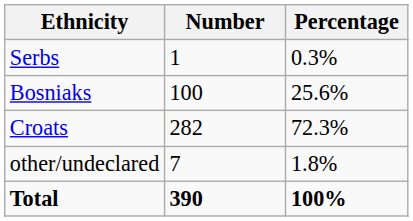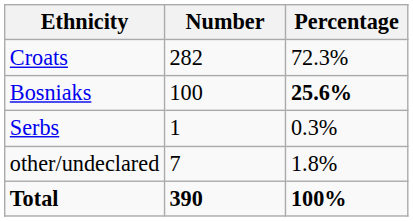rows swapped: (39, 127) <-> (35, 57)
(320, 92) normal -> (322, 92) bold
